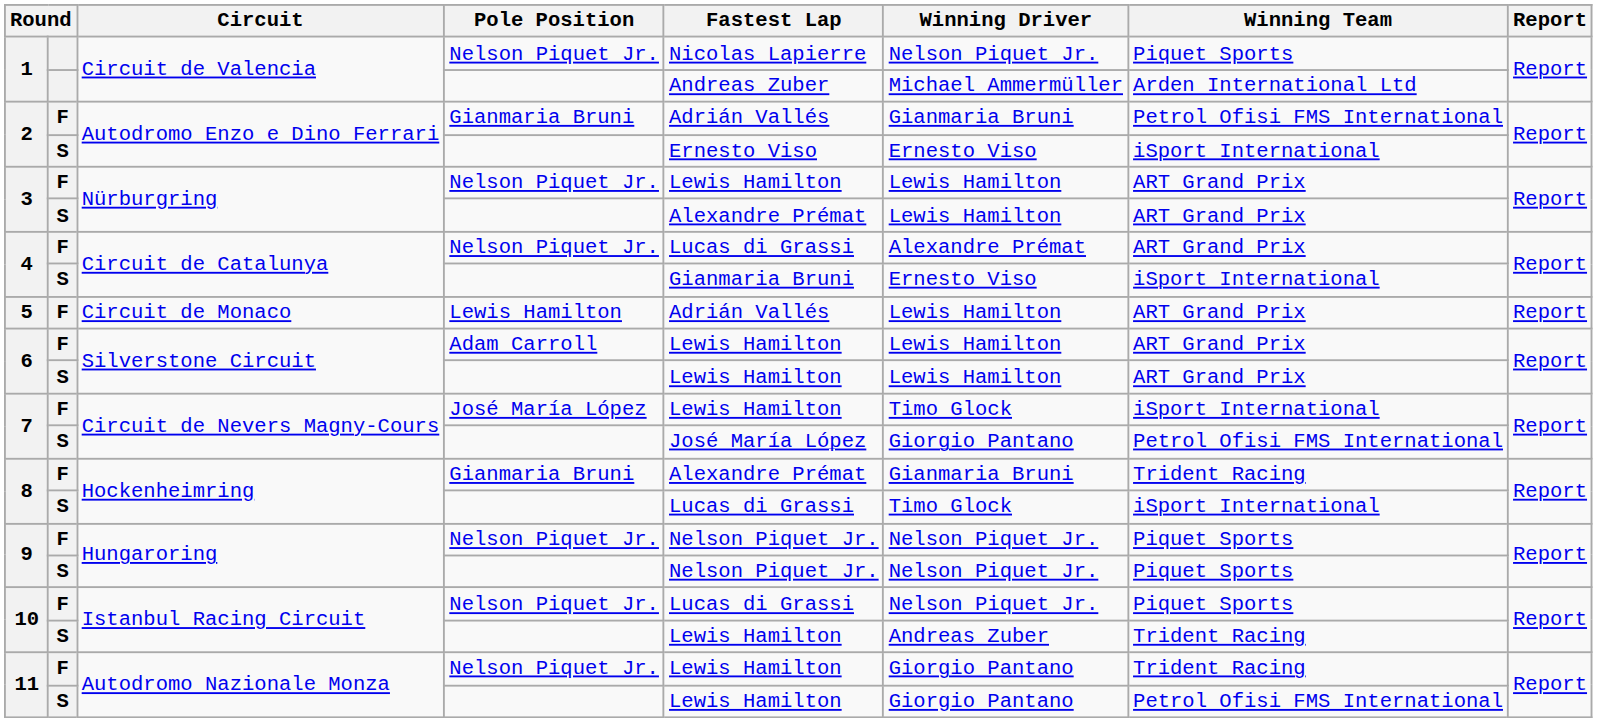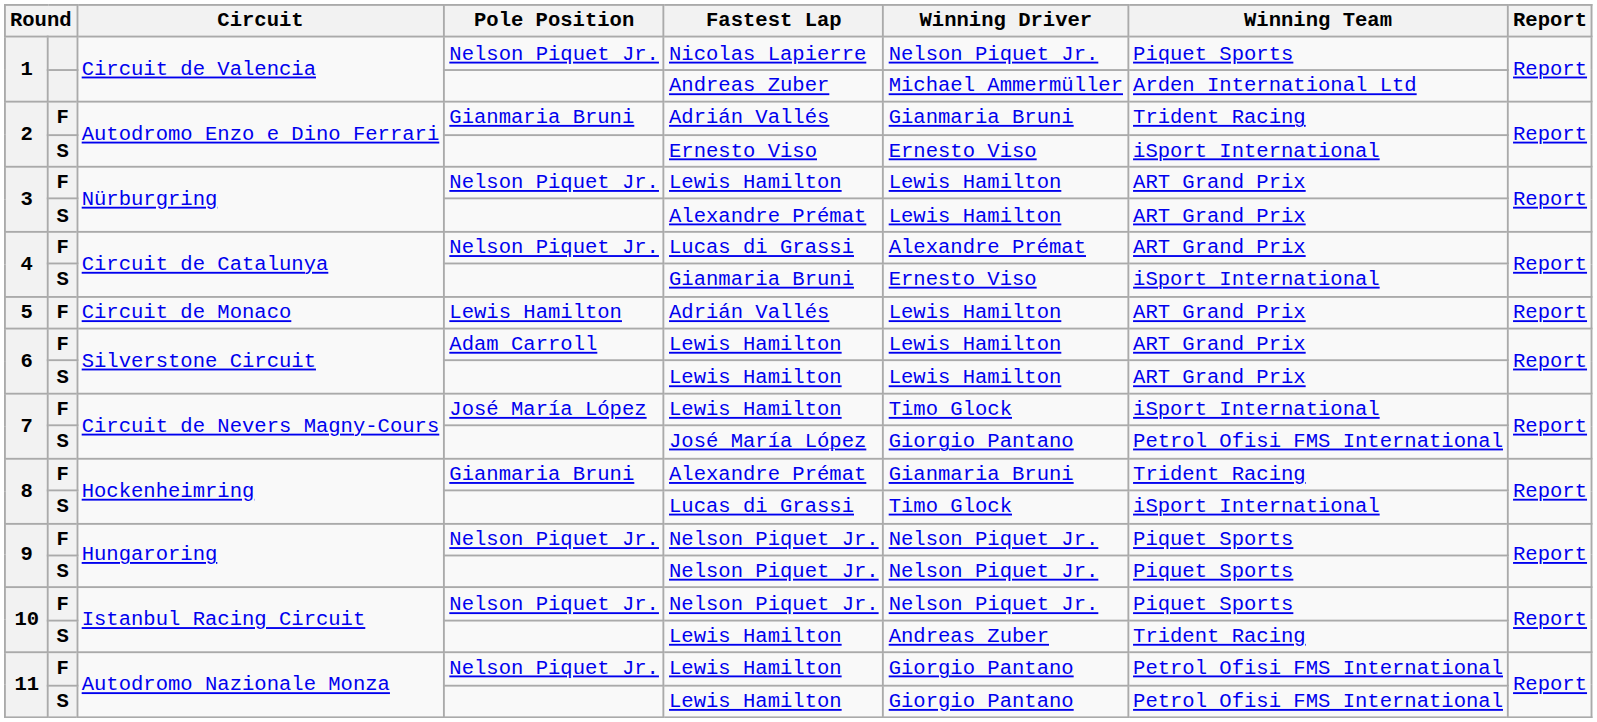(1318, 118) Petrol Ofisi FMS International -> (1219, 118) Trident Racing
(761, 604) Lucas di Grassi -> (774, 604) Nelson Piquet Jr.
(1219, 669) Trident Racing -> (1318, 669) Petrol Ofisi FMS International
